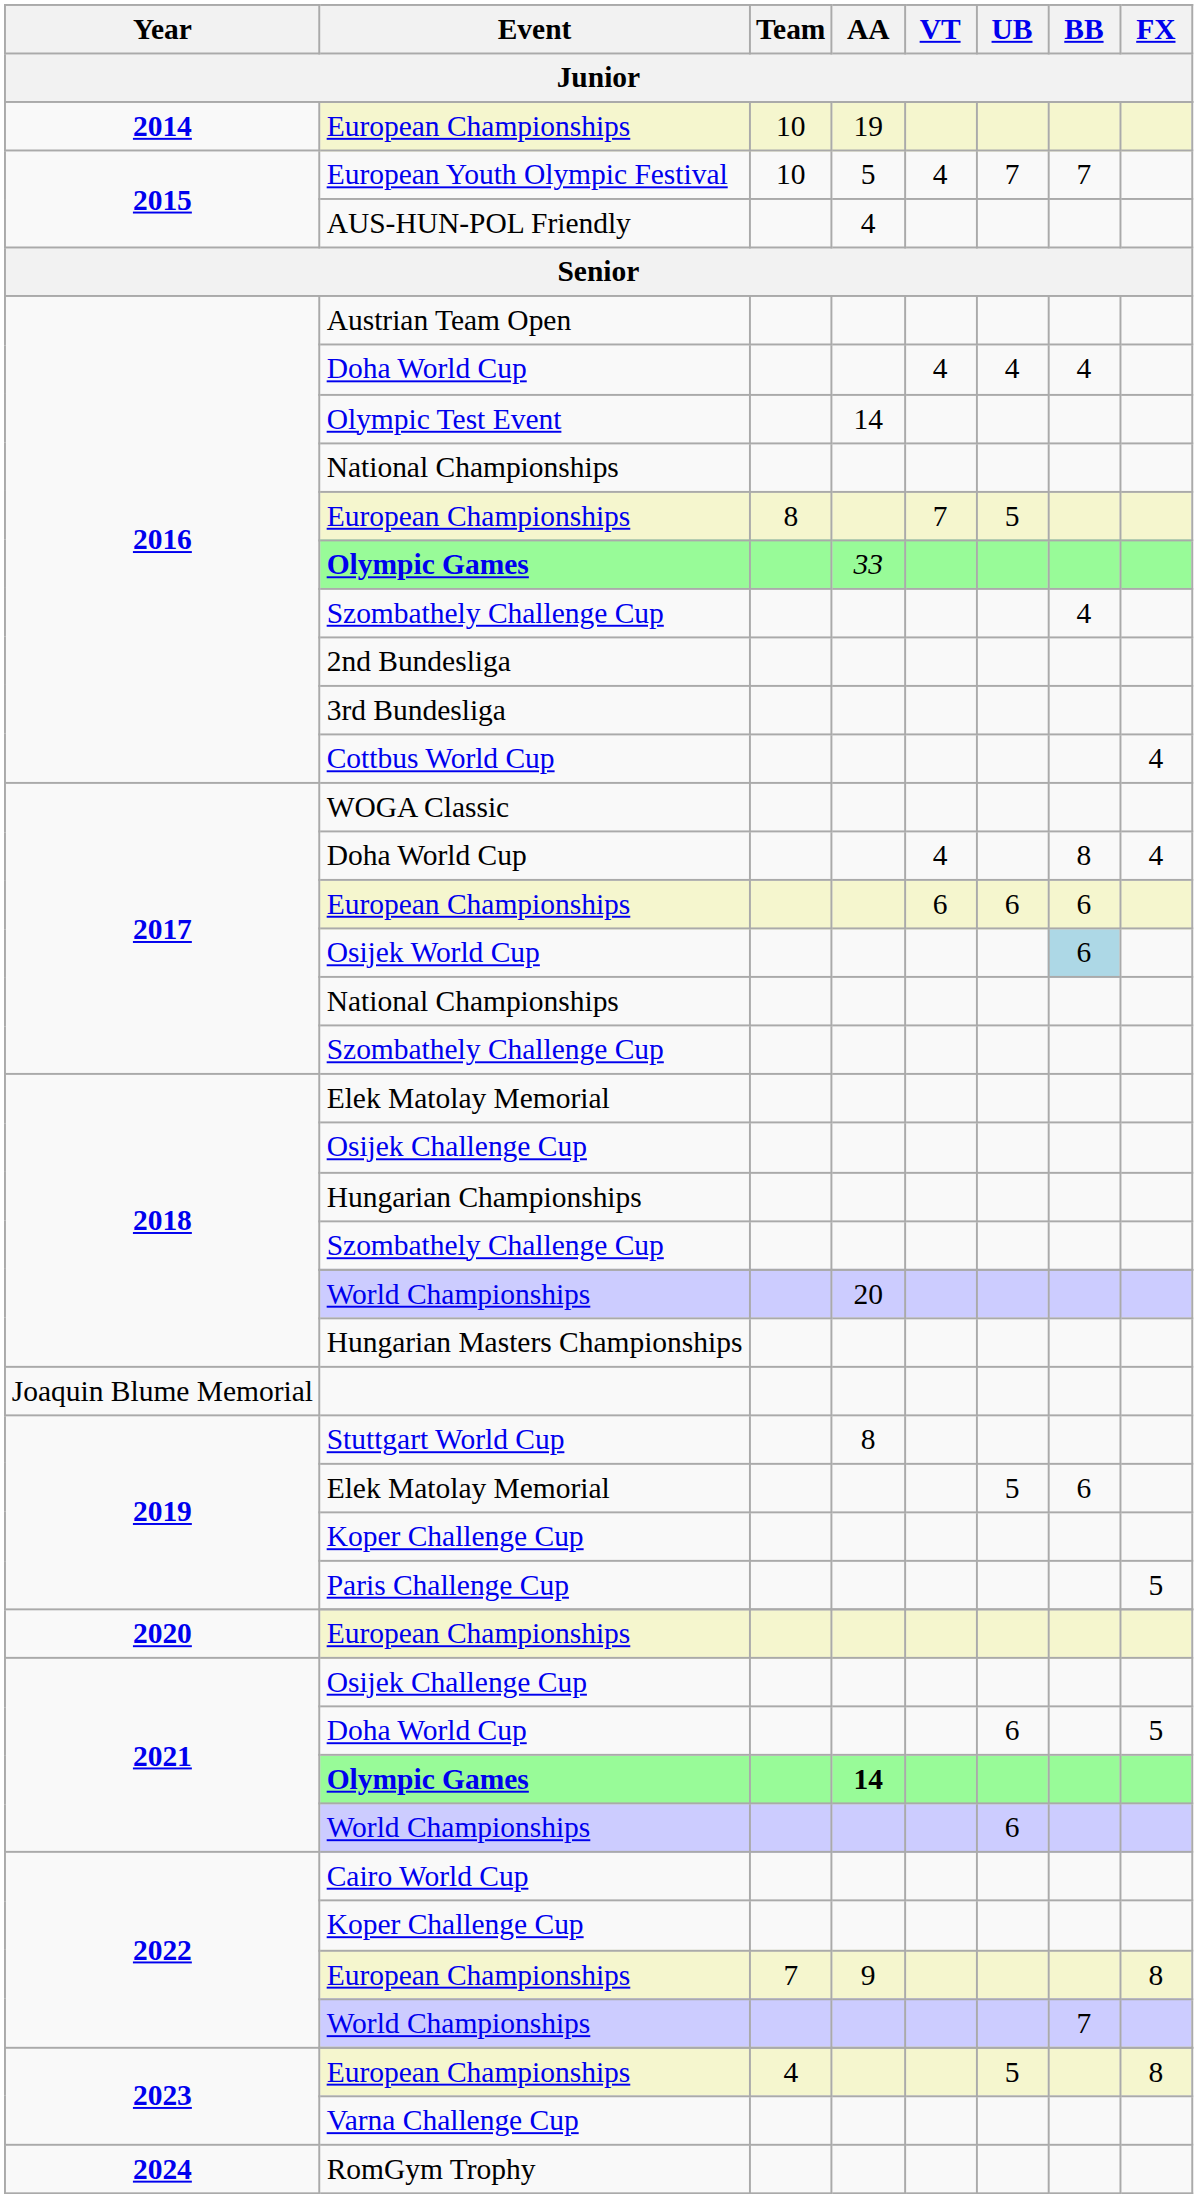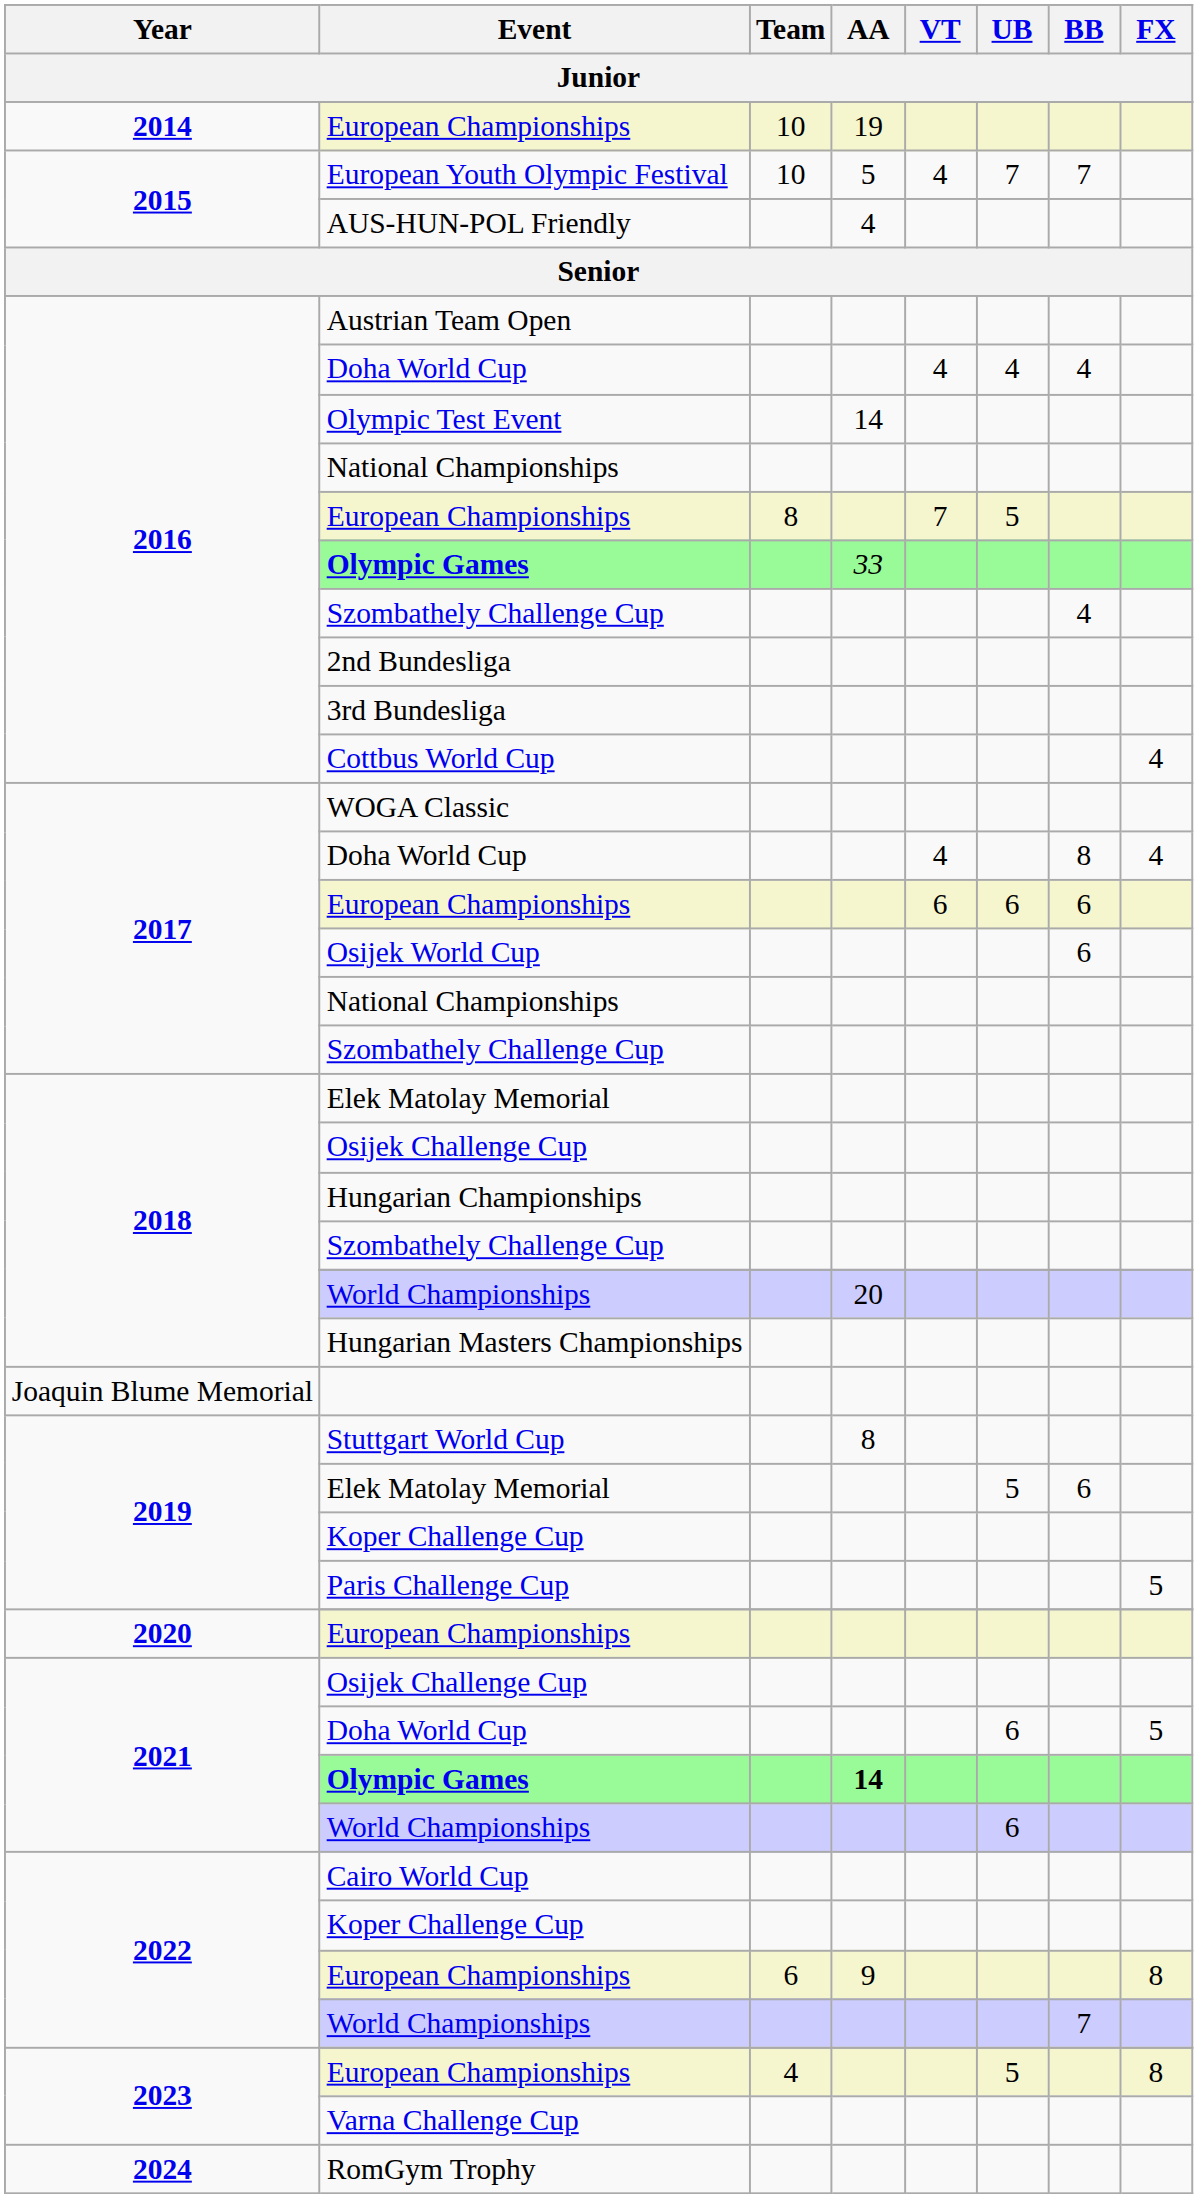(1084, 952) lightblue background -> (1084, 952) no background
(791, 1973) 7 -> (791, 1973) 6
